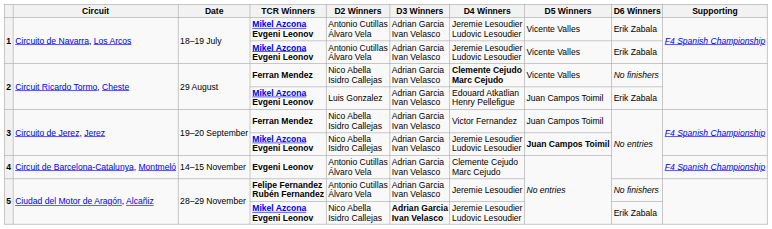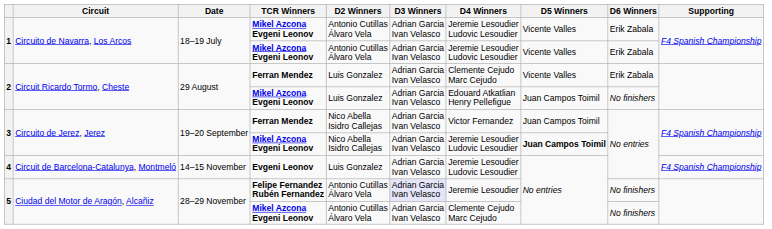(355, 75) Nico Abella Isidro Callejas -> (355, 75) Luis Gonzalez
(487, 75) bold -> (481, 75) normal
(636, 75) No finishers -> (632, 75) Erik Zabala
(635, 98) Erik Zabala -> (632, 98) No finishers
(358, 167) Antonio Cutillas Álvaro Vela -> (355, 167) Luis Gonzalez
(485, 167) Clemente Cejudo Marc Cejudo -> (483, 167) Jeremie Lesoudier Ludovic Lesoudier
(418, 190) no background -> (418, 190) lavender background
(355, 213) Nico Abella Isidro Callejas -> (358, 213) Antonio Cutillas Álvaro Vela
(420, 213) bold -> (418, 213) normal
(487, 213) Jeremie Lesoudier Ludovic Lesoudier -> (481, 213) Clemente Cejudo Marc Cejudo
(635, 213) Erik Zabala -> (632, 213) No finishers
